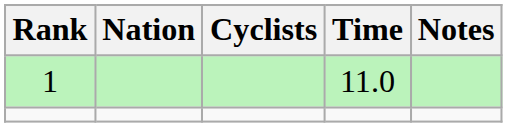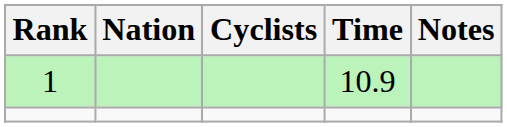(368, 81) 11.0 -> (368, 81) 10.9
